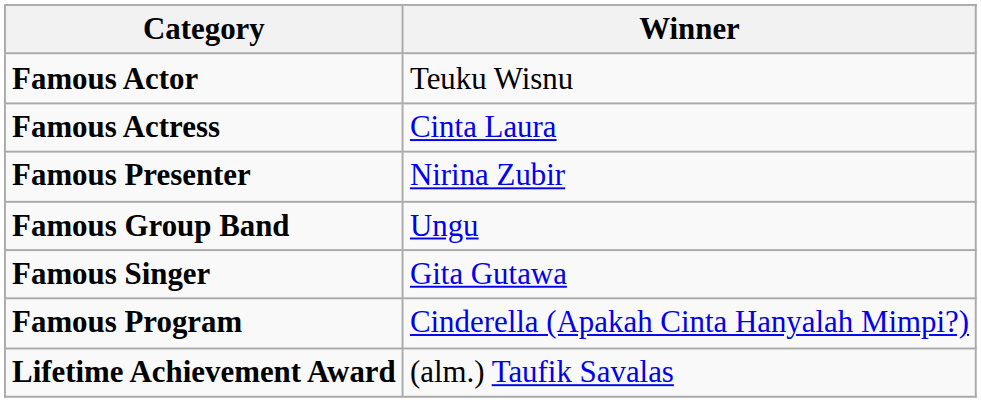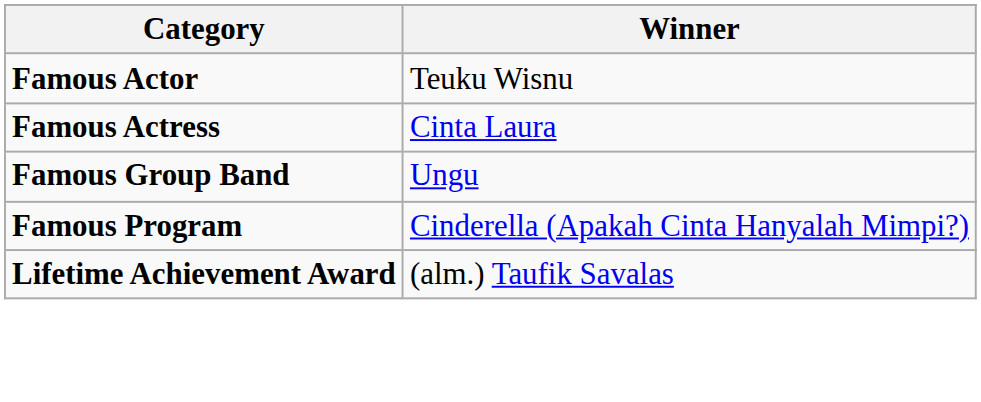- row: (131, 175)
- row: (111, 273)
